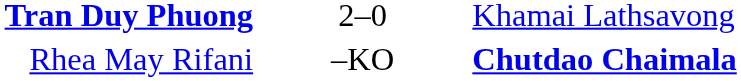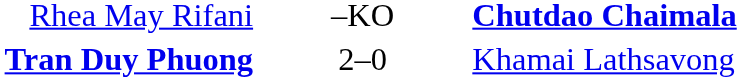rows swapped: (129, 14) <-> (141, 59)
